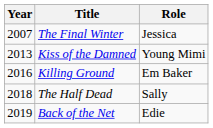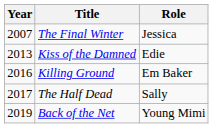(174, 53) Young Mimi -> (153, 53) Edie
(20, 93) 2018 -> (20, 93) 2017
(153, 113) Edie -> (174, 113) Young Mimi
